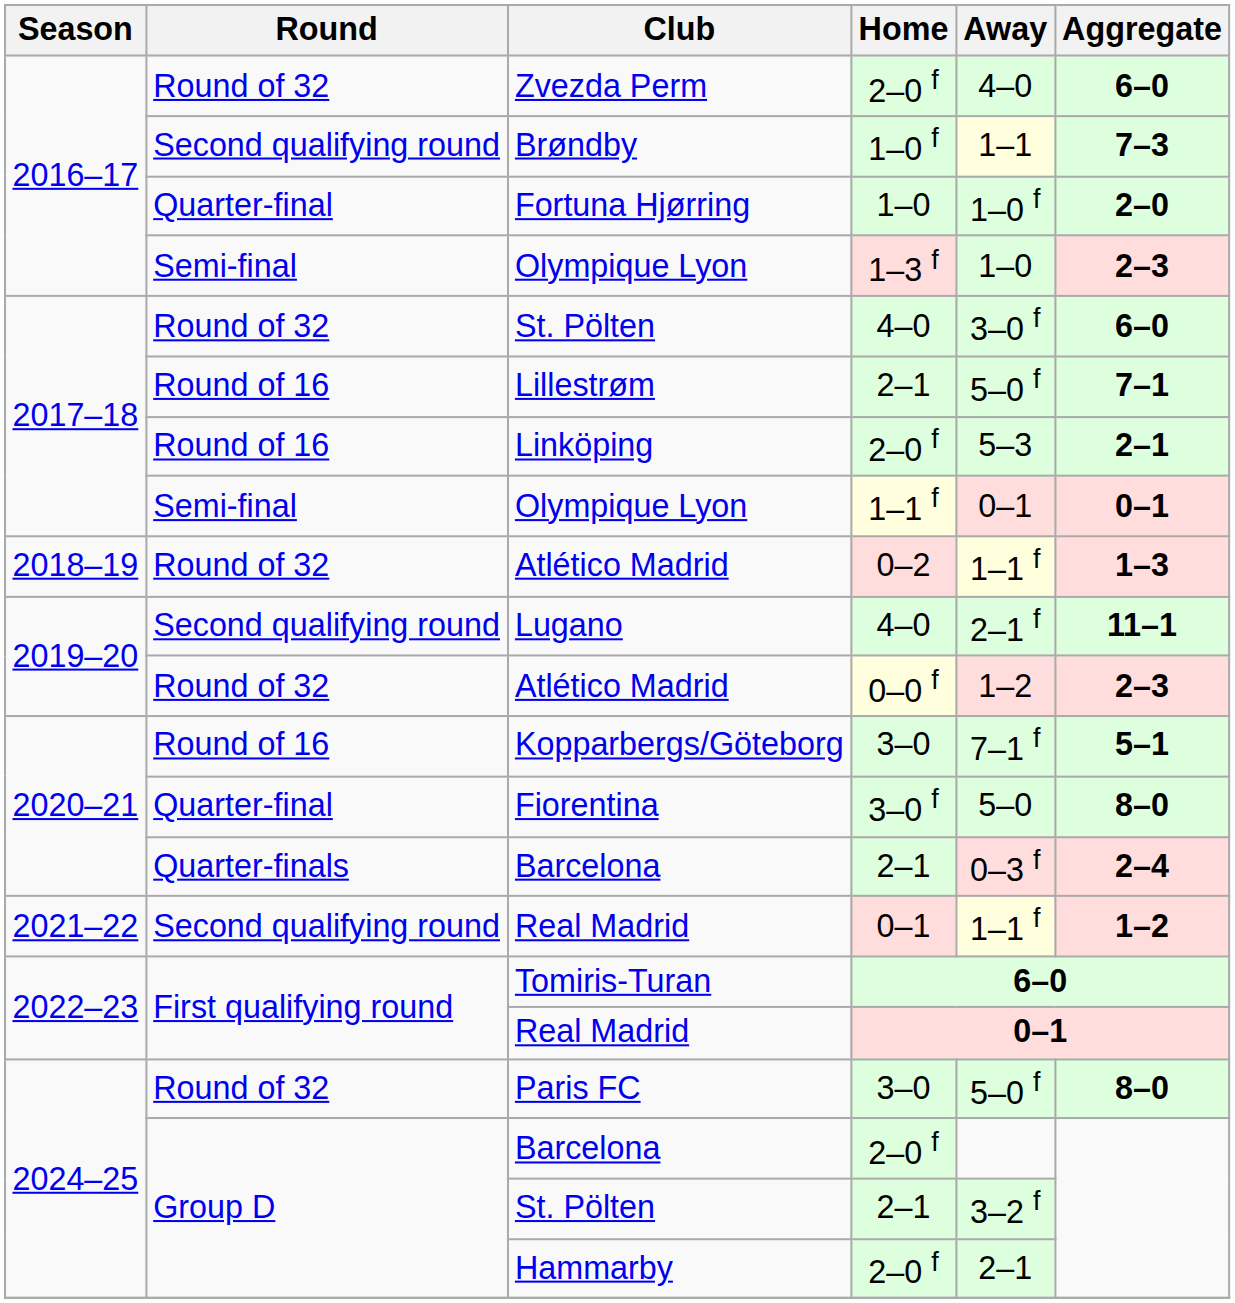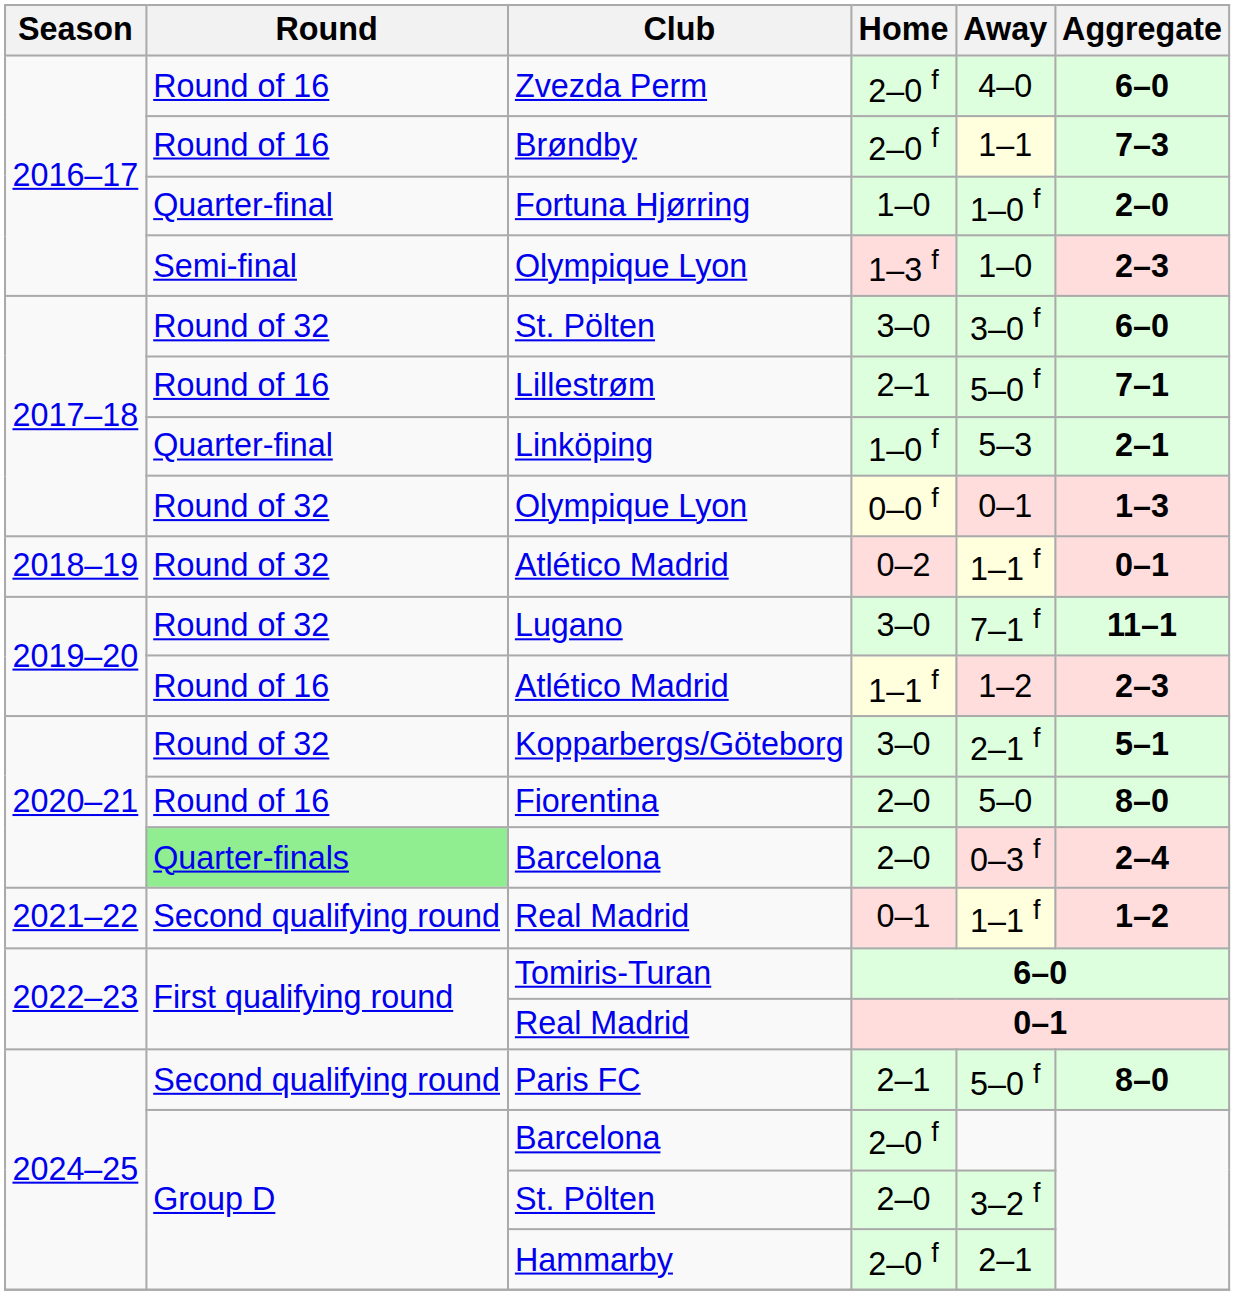(241, 85) Round of 32 -> (241, 85) Round of 16
(327, 145) Second qualifying round -> (241, 145) Round of 16
(903, 145) 1–0 f -> (903, 145) 2–0 f
(904, 325) 4–0 -> (904, 325) 3–0
(241, 445) Round of 16 -> (243, 445) Quarter-final
(903, 445) 2–0 f -> (903, 445) 1–0 f
(225, 505) Semi-final -> (241, 505) Round of 32
(903, 505) 1–1 f -> (903, 505) 0–0 f
(1142, 505) 0–1 -> (1142, 505) 1–3
(1142, 565) 1–3 -> (1142, 565) 0–1
(327, 625) Second qualifying round -> (241, 625) Round of 32
(904, 625) 4–0 -> (904, 625) 3–0
(1005, 625) 2–1 f -> (1005, 625) 7–1 f
(241, 685) Round of 32 -> (241, 685) Round of 16
(903, 685) 0–0 f -> (903, 685) 1–1 f
(241, 745) Round of 16 -> (241, 745) Round of 32
(1005, 745) 7–1 f -> (1005, 745) 2–1 f
(243, 805) Quarter-final -> (241, 801) Round of 16
(903, 805) 3–0 f -> (904, 801) 2–0
(251, 865) no background -> (251, 857) lightgreen background
(904, 865) 2–1 -> (904, 857) 2–0
(241, 1088) Round of 32 -> (327, 1079) Second qualifying round
(904, 1088) 3–0 -> (904, 1079) 2–1
(904, 1208) 2–1 -> (904, 1199) 2–0
